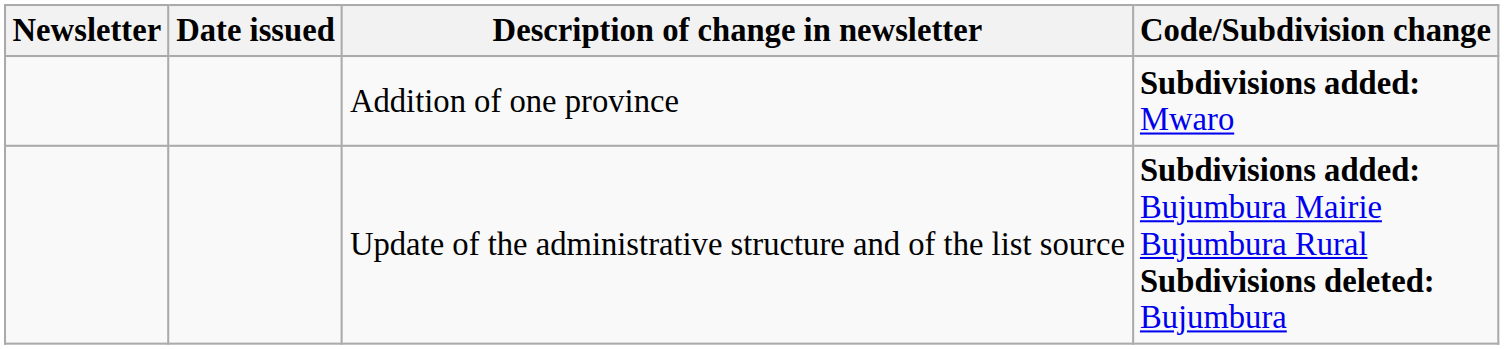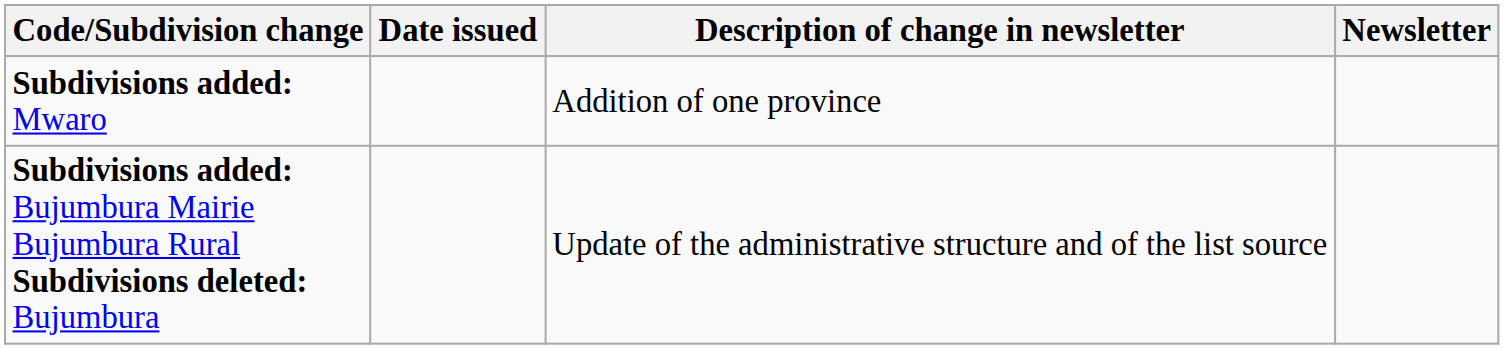columns swapped: (87, 30) <-> (1315, 30)
